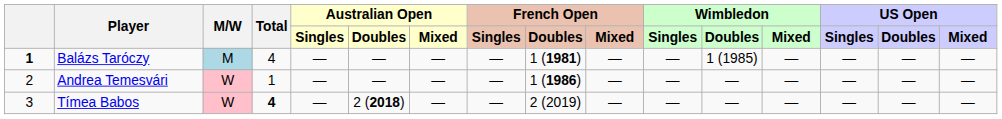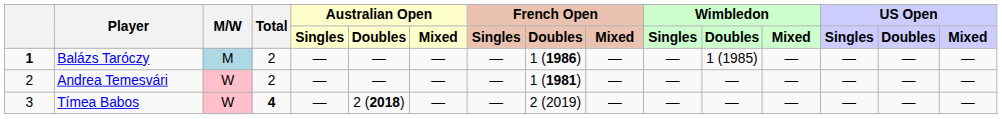(272, 59) 4 -> (272, 59) 2
(555, 59) 1 (1981) -> (555, 59) 1 (1986)
(272, 80) 1 -> (272, 80) 2
(555, 80) 1 (1986) -> (555, 80) 1 (1981)
